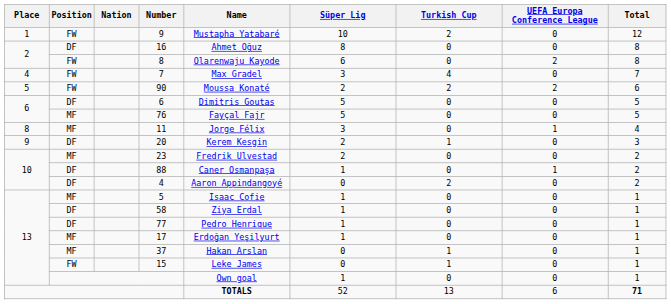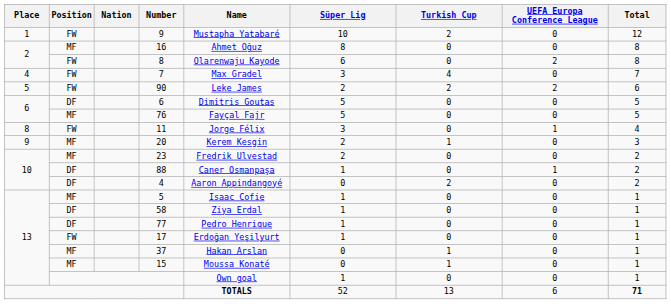(72, 48) DF -> (72, 48) MF
(237, 89) Moussa Konaté -> (237, 89) Leke James
(72, 129) MF -> (72, 129) FW
(72, 143) DF -> (72, 143) MF
(72, 238) MF -> (72, 238) FW
(72, 265) FW -> (72, 265) MF
(237, 265) Leke James -> (237, 265) Moussa Konaté
